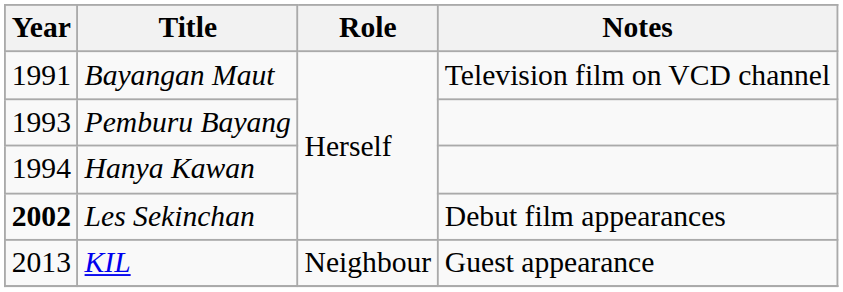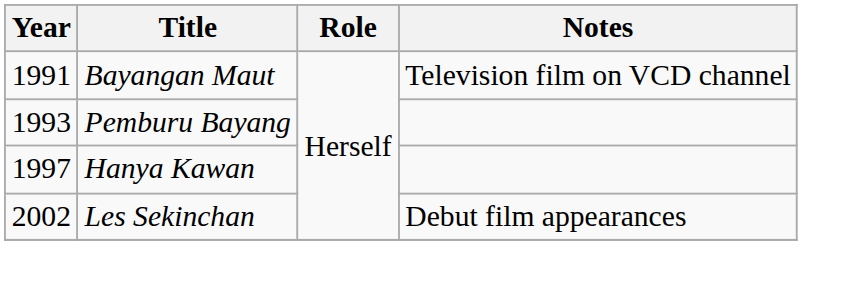(41, 168) 1994 -> (41, 168) 1997
(41, 215) bold -> (41, 215) normal
- row: (108, 262)
